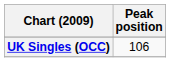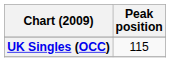(139, 47) 106 -> (139, 47) 115
